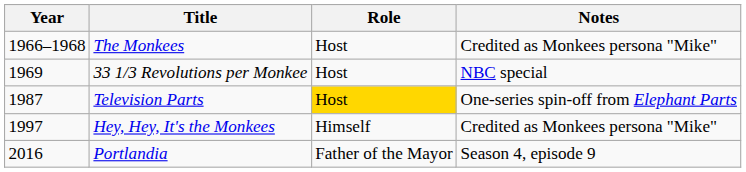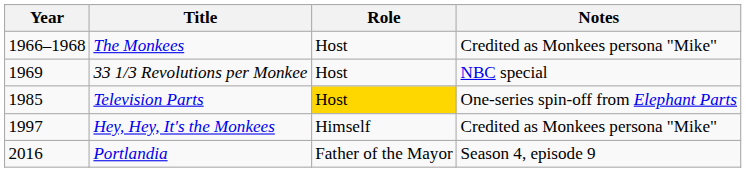(26, 99) 1987 -> (26, 99) 1985
